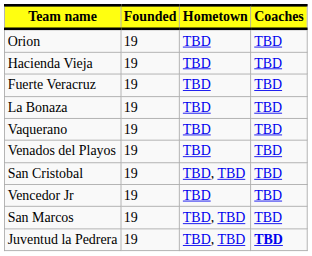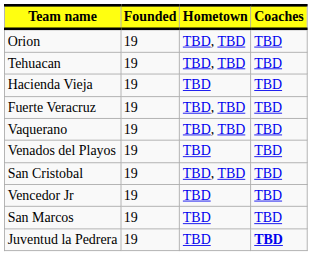(197, 41) TBD -> (214, 41) TBD, TBD
+ row: (34, 63)
(197, 85) TBD -> (214, 107) TBD, TBD
- row: (38, 107)
(197, 129) TBD -> (214, 129) TBD, TBD
(214, 217) TBD, TBD -> (197, 217) TBD
(214, 239) TBD, TBD -> (197, 239) TBD
